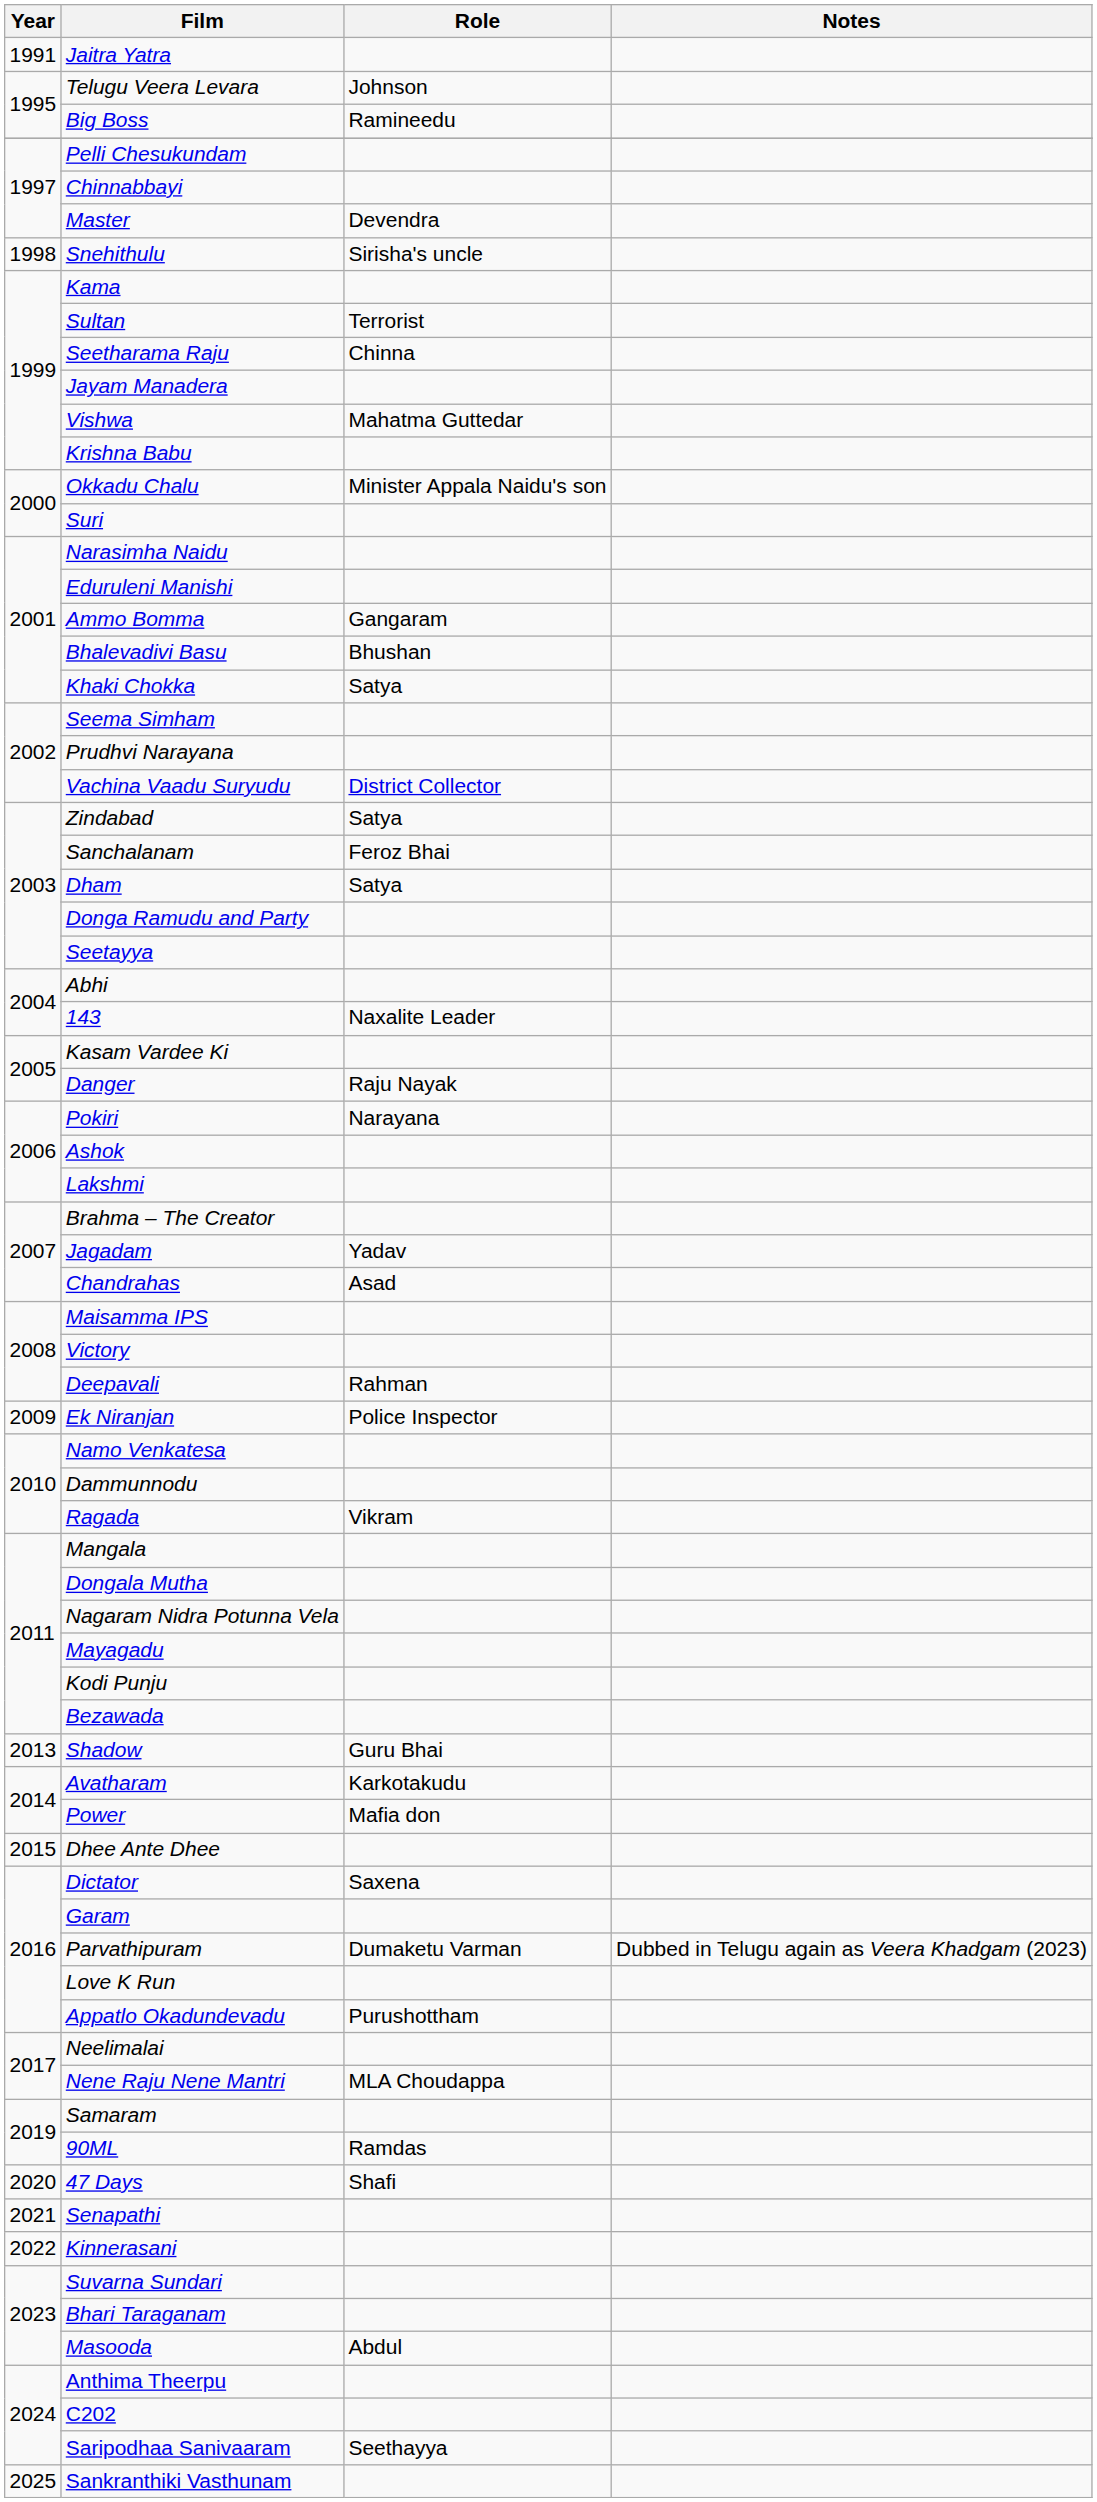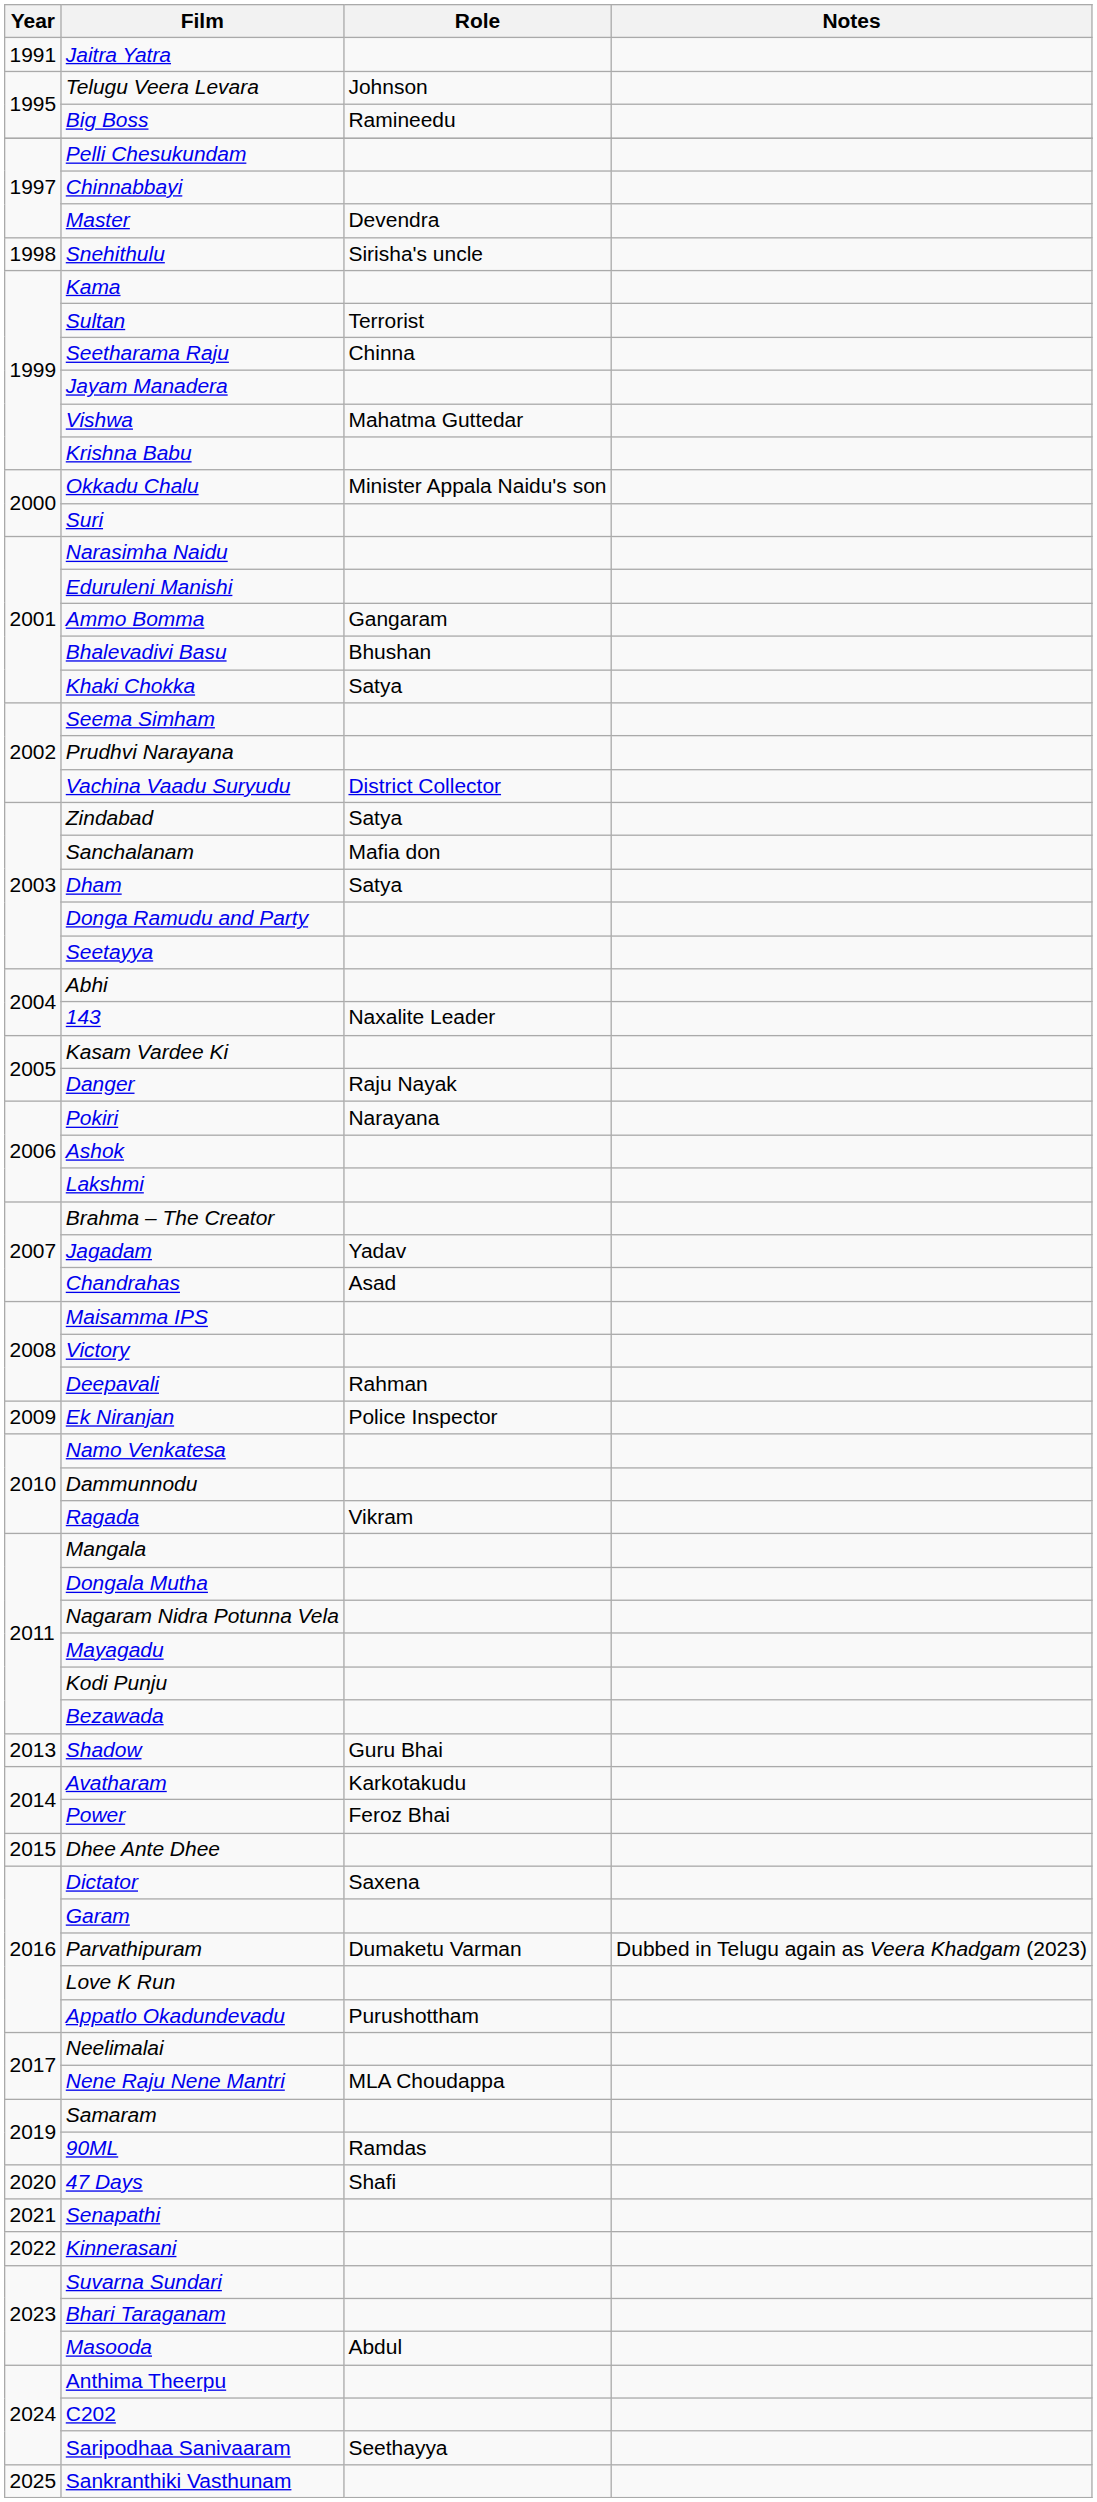(399, 852) Feroz Bhai -> (394, 852) Mafia don
(394, 1816) Mafia don -> (399, 1816) Feroz Bhai
